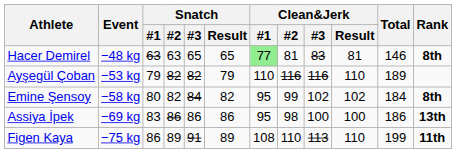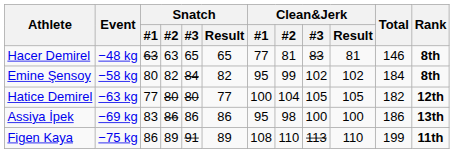(264, 55) lightgreen background -> (261, 55) no background
- row: (51, 76)
+ row: (50, 96)
